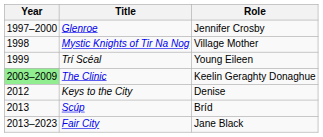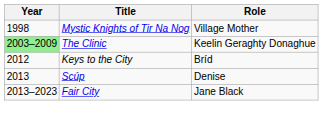- row: (80, 28)
- row: (82, 60)
(210, 92) Denise -> (203, 60) Bríd
(203, 108) Bríd -> (210, 76) Denise
